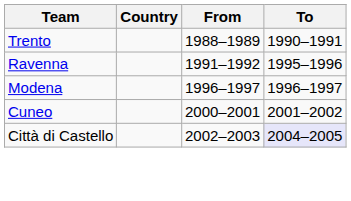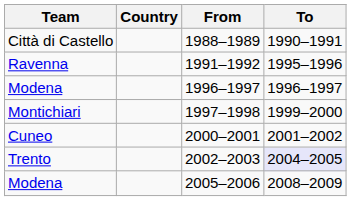(29, 40) Trento -> (61, 40) Città di Castello
+ row: (223, 112)
(61, 136) Città di Castello -> (29, 160) Trento
+ row: (223, 183)
